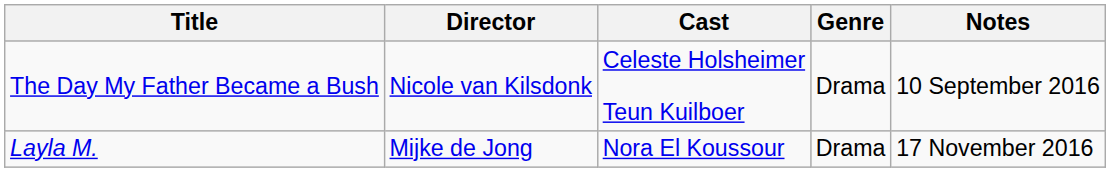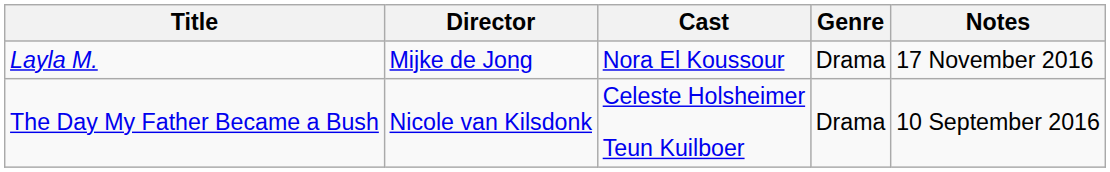rows swapped: (194, 85) <-> (54, 148)
